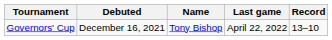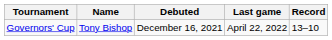columns swapped: (196, 12) <-> (122, 12)
